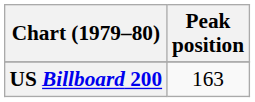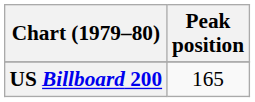(208, 79) 163 -> (208, 79) 165
